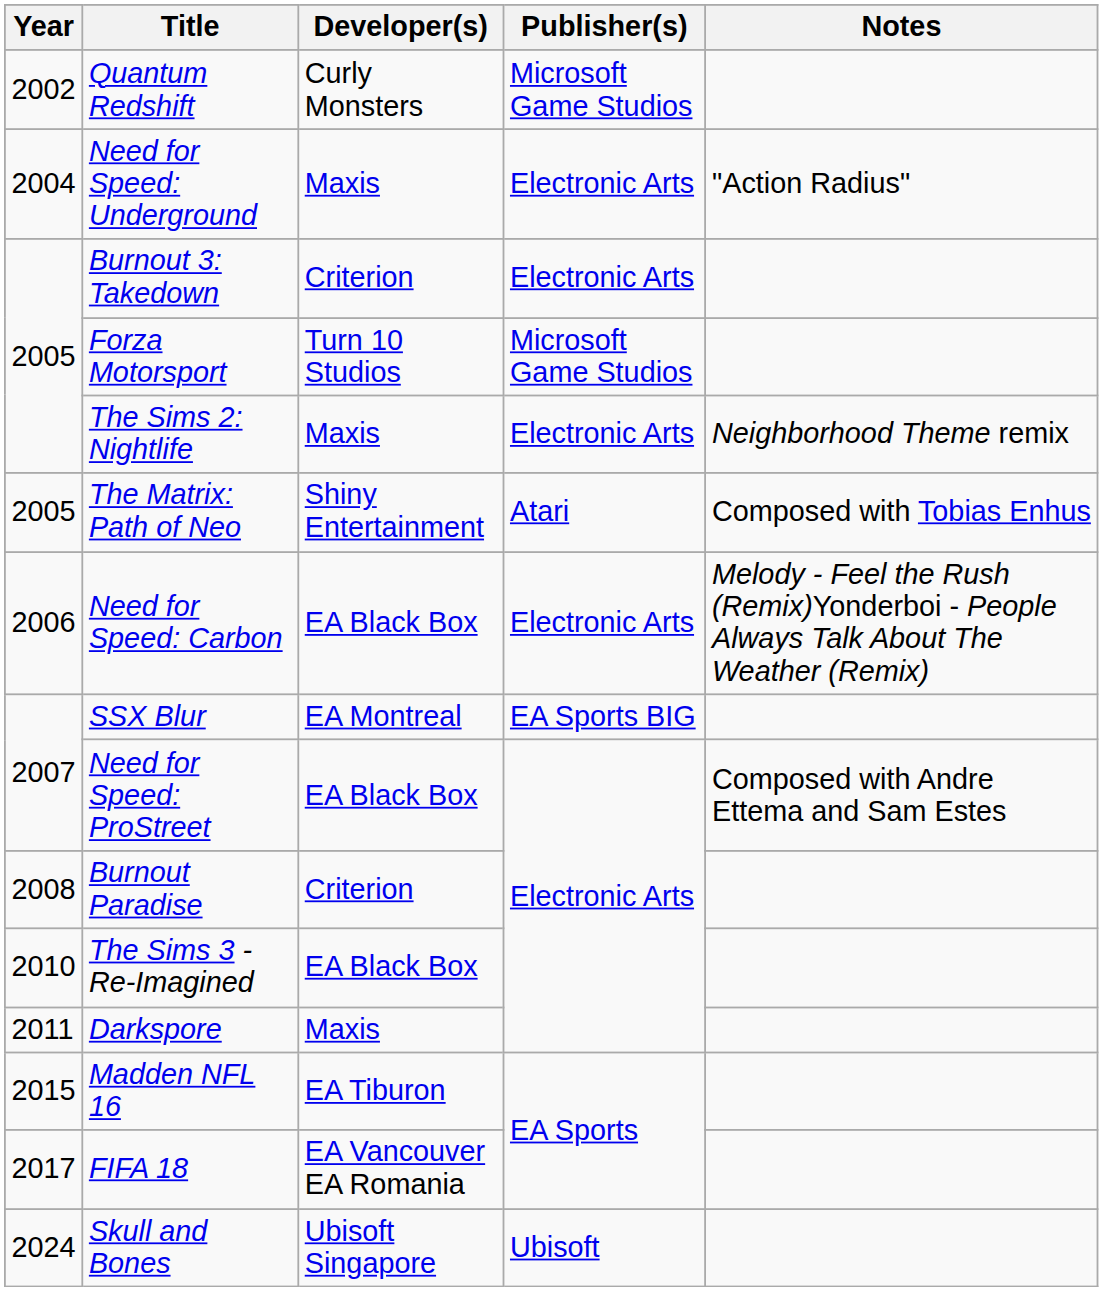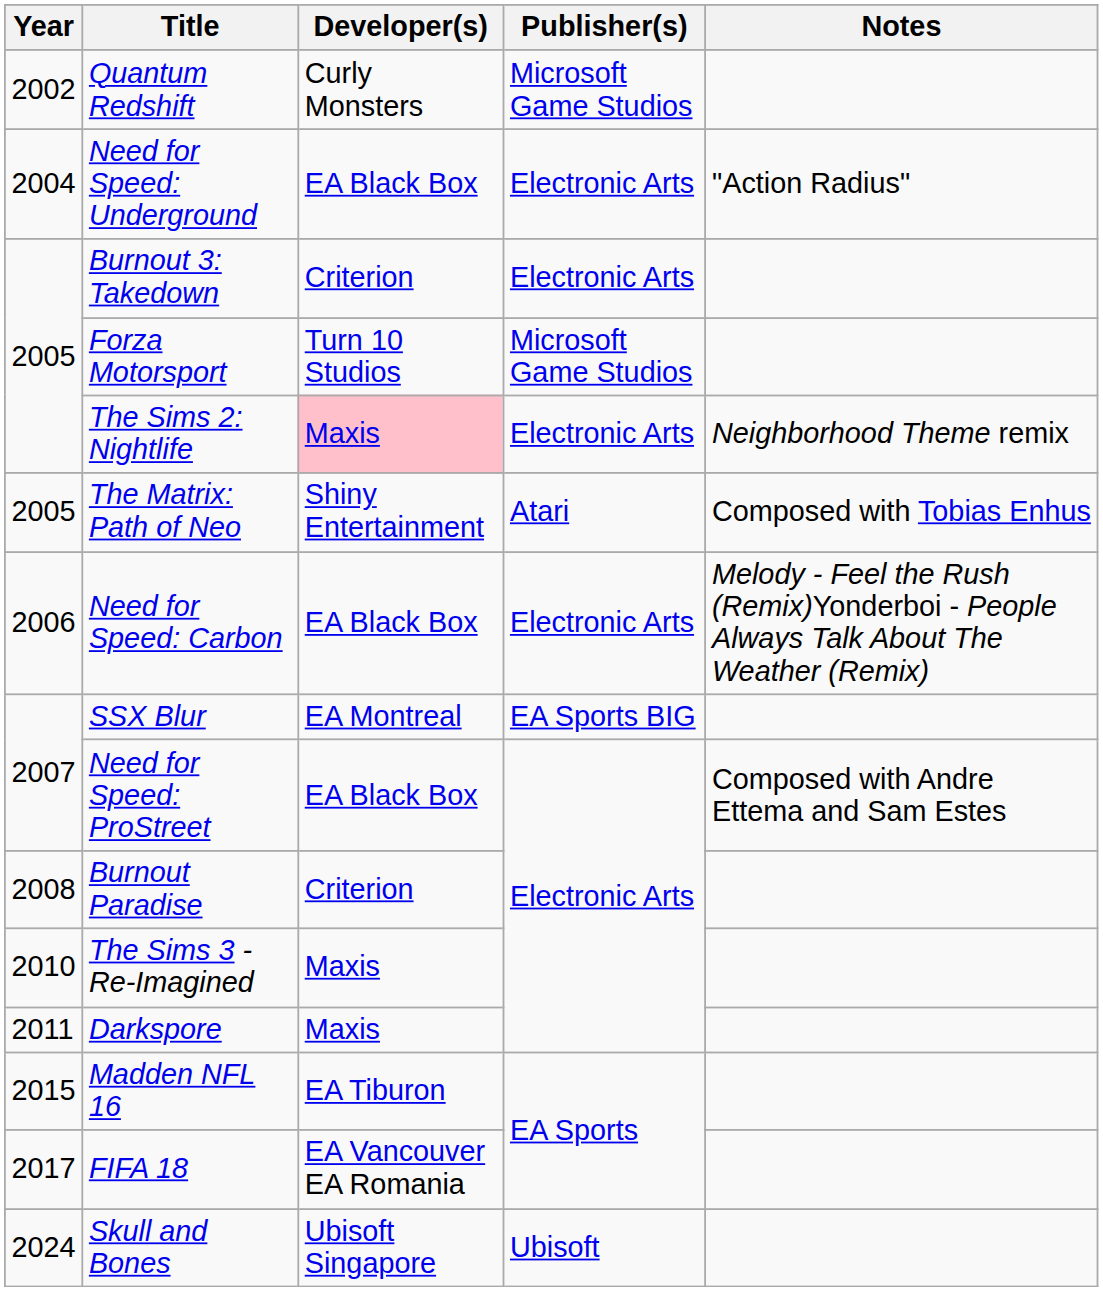(342, 183) Maxis -> (391, 183) EA Black Box
(342, 433) no background -> (342, 433) pink background
(391, 967) EA Black Box -> (342, 967) Maxis
